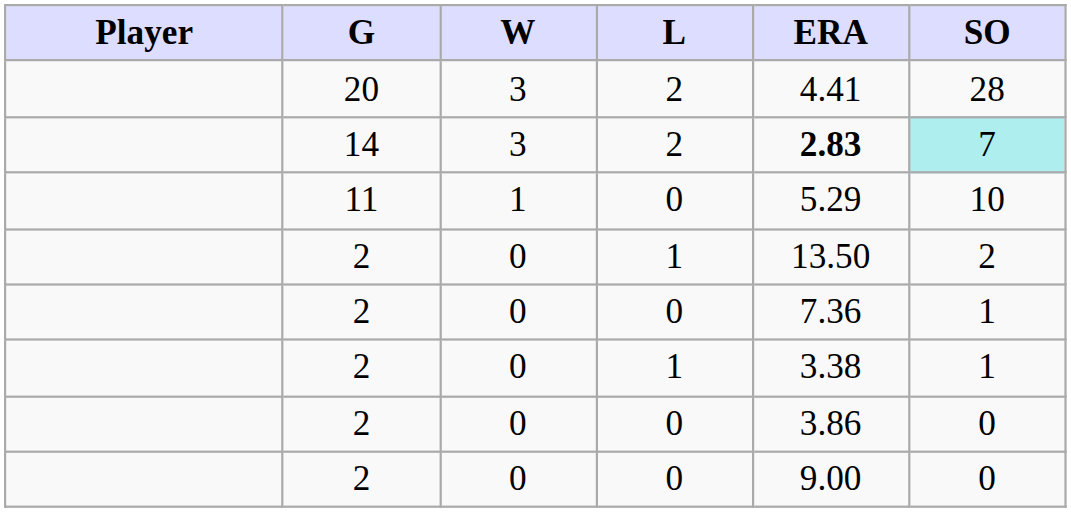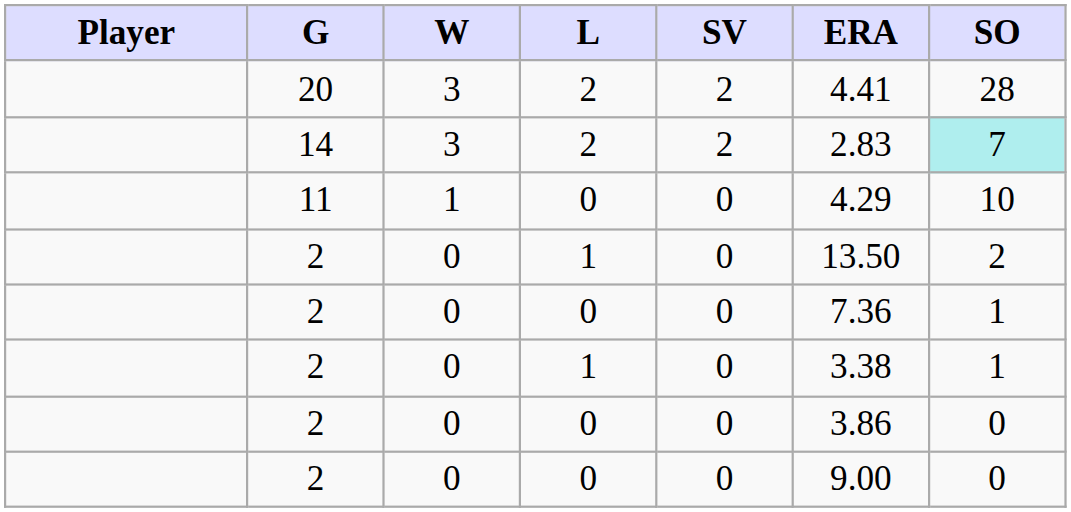+ column: (725, 32)
(831, 144) bold -> (861, 144) normal
(831, 199) 5.29 -> (861, 199) 4.29
